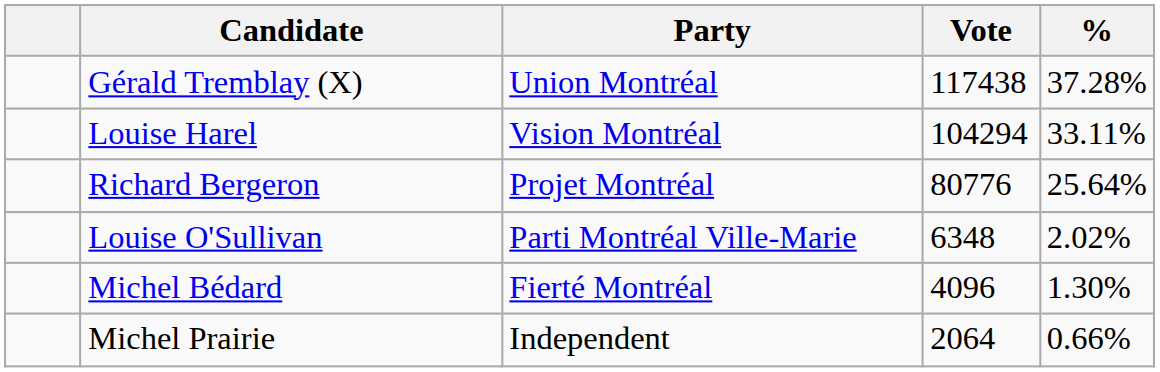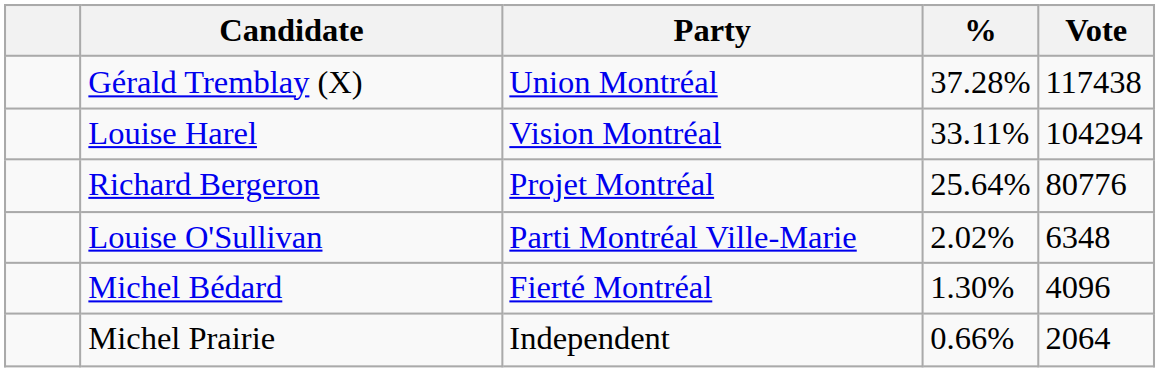columns swapped: (981, 30) <-> (1097, 30)
